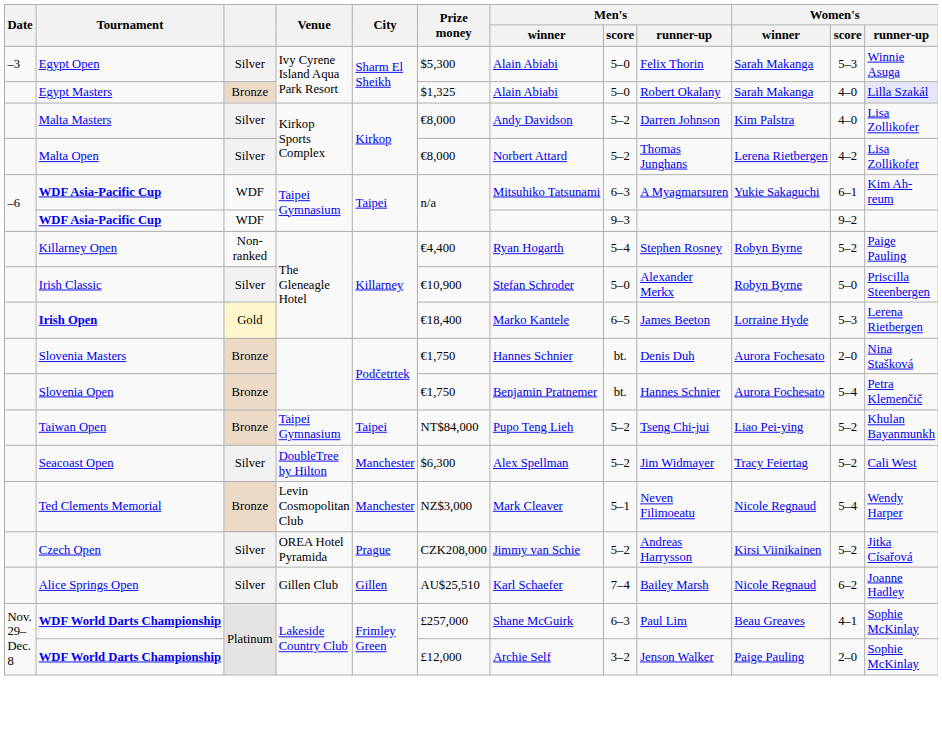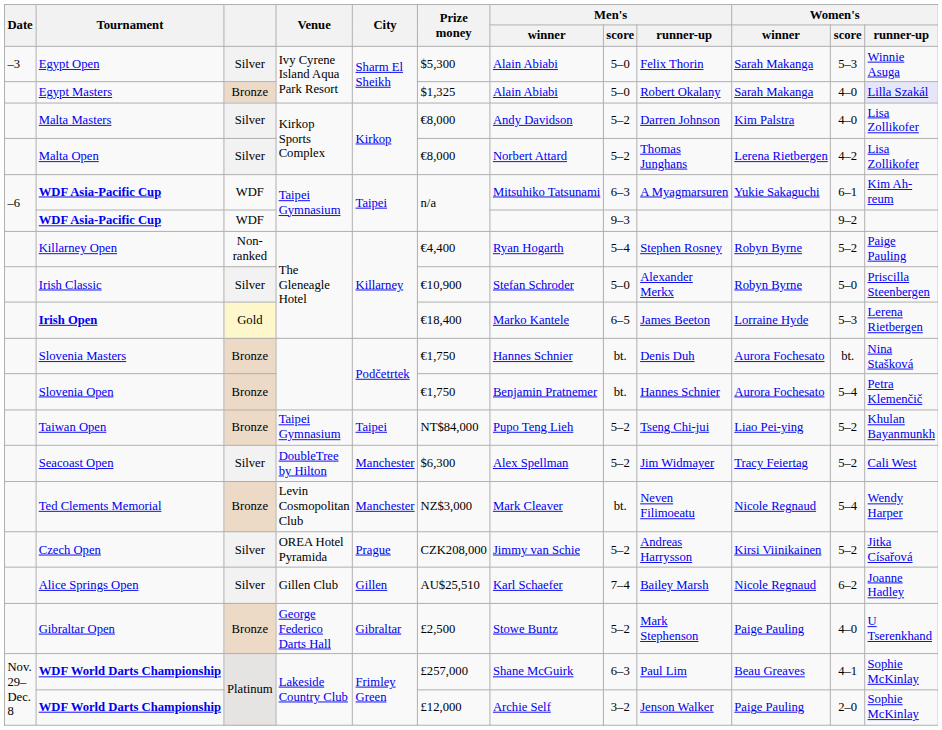(848, 355) 2–0 -> (848, 355) bt.
(620, 506) 5–1 -> (620, 506) bt.
+ row: (77, 628)
